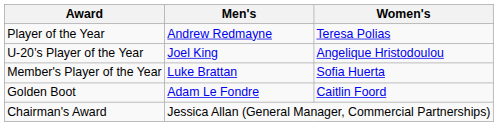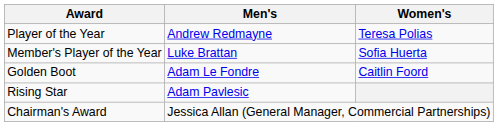- row: (75, 53)
+ row: (37, 92)
